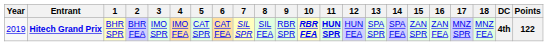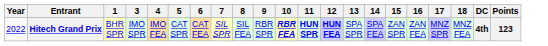- column: (137, 11)
(16, 29) 2019 -> (16, 29) 2022
(354, 29) normal -> (332, 29) bold
(528, 29) 122 -> (506, 29) 123
